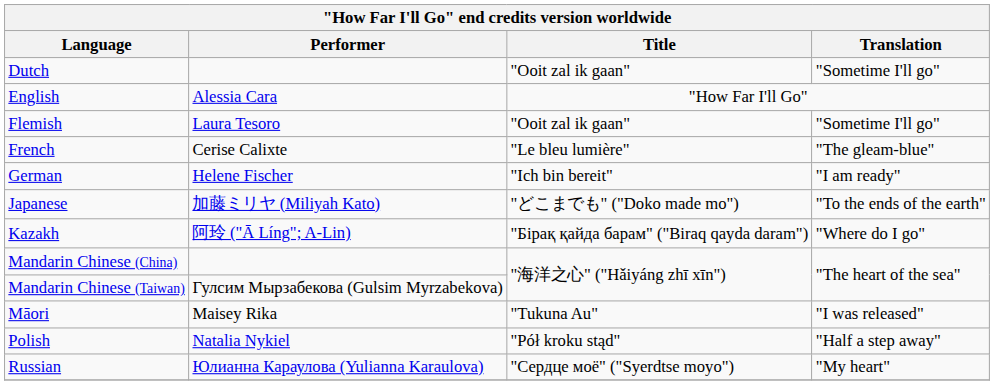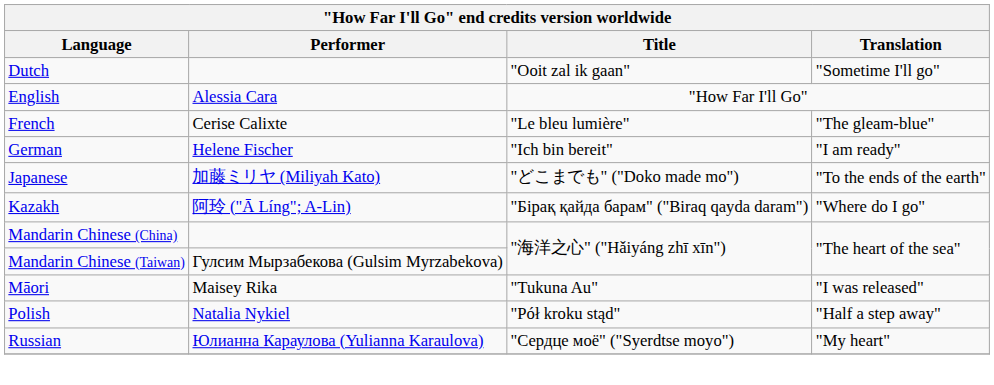- row: (35, 123)
